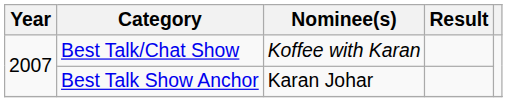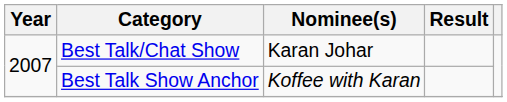(344, 50) Koffee with Karan -> (320, 50) Karan Johar
(320, 81) Karan Johar -> (344, 81) Koffee with Karan
